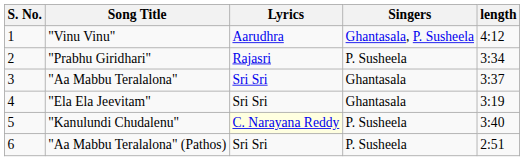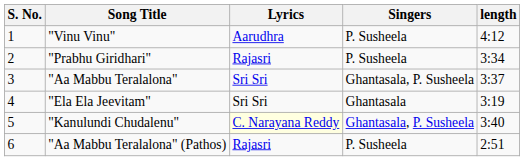(410, 36) Ghantasala, P. Susheela -> (376, 36) P. Susheela
(376, 79) Ghantasala -> (410, 79) Ghantasala, P. Susheela
(376, 123) P. Susheela -> (410, 123) Ghantasala, P. Susheela
(250, 144) Sri Sri -> (252, 144) Rajasri
